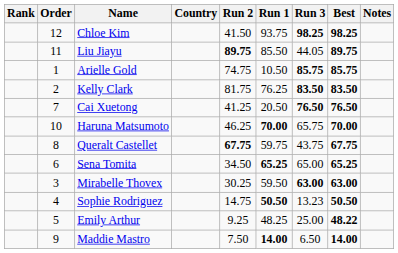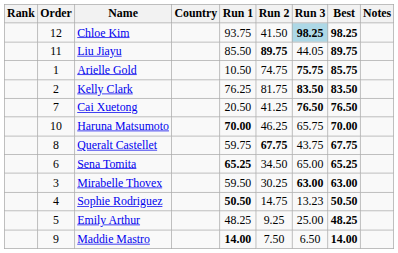columns swapped: (274, 13) <-> (238, 13)
(310, 32) no background -> (310, 32) lightblue background
(310, 70) 85.75 -> (310, 70) 75.75
(344, 220) 48.22 -> (344, 220) 48.25
